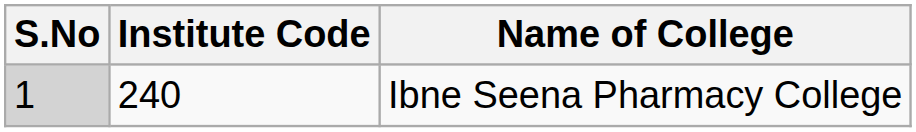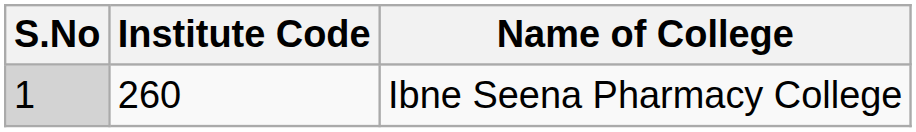(149, 94) 240 -> (149, 94) 260
